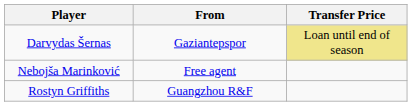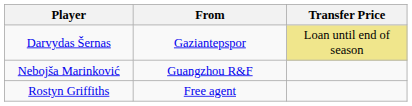(210, 70) Free agent -> (210, 70) Guangzhou R&F
(210, 91) Guangzhou R&F -> (210, 91) Free agent
